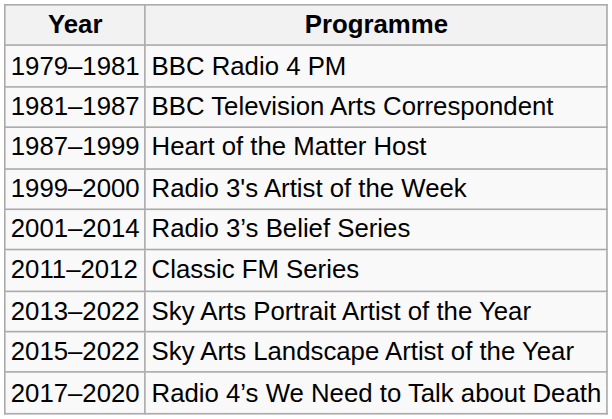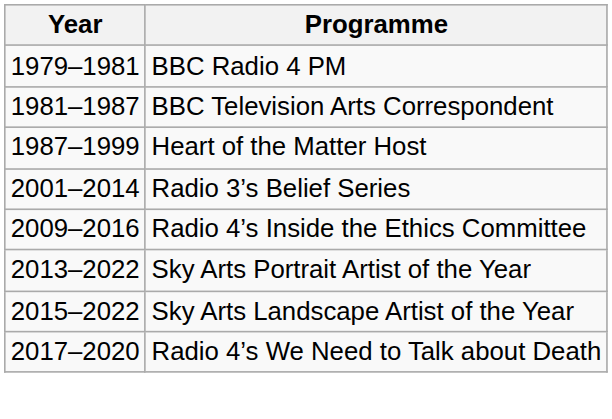- row: (309, 188)
+ row: (369, 229)
- row: (255, 270)
